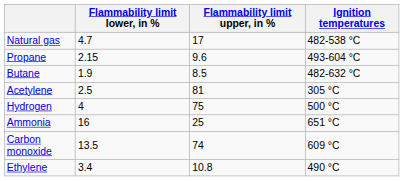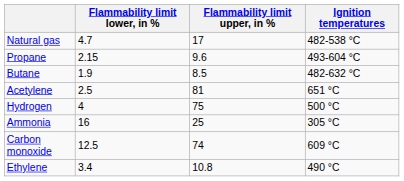(324, 90) 305 °C -> (324, 90) 651 °C
(324, 123) 651 °C -> (324, 123) 305 °C
(88, 145) 13.5 -> (88, 145) 12.5
